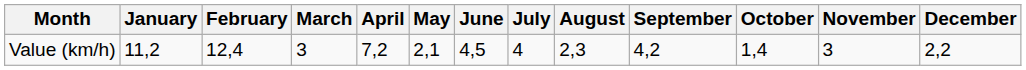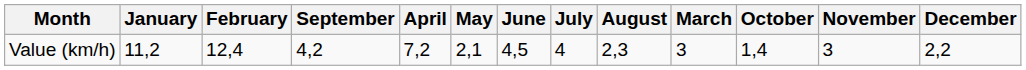columns swapped: (324, 19) <-> (683, 19)
